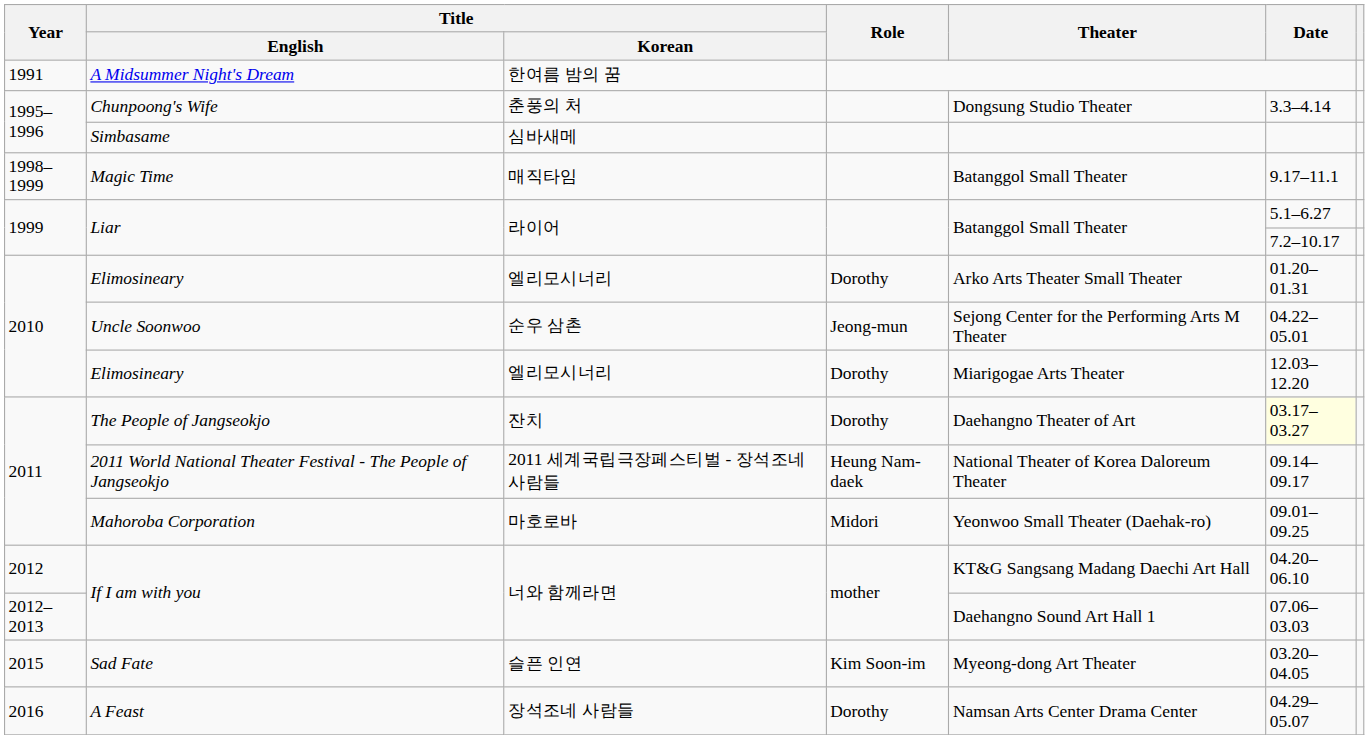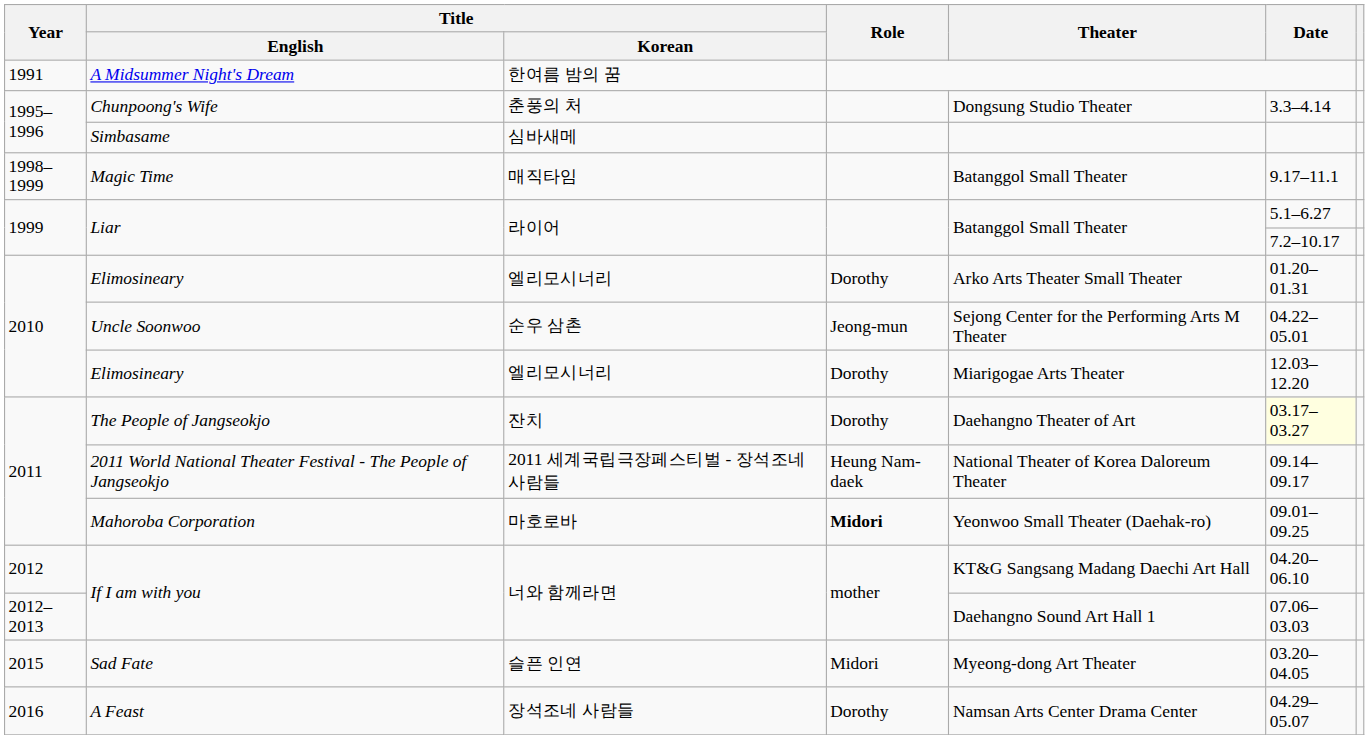(854, 521) normal -> (856, 521) bold
(878, 663) Kim Soon-im -> (854, 663) Midori
